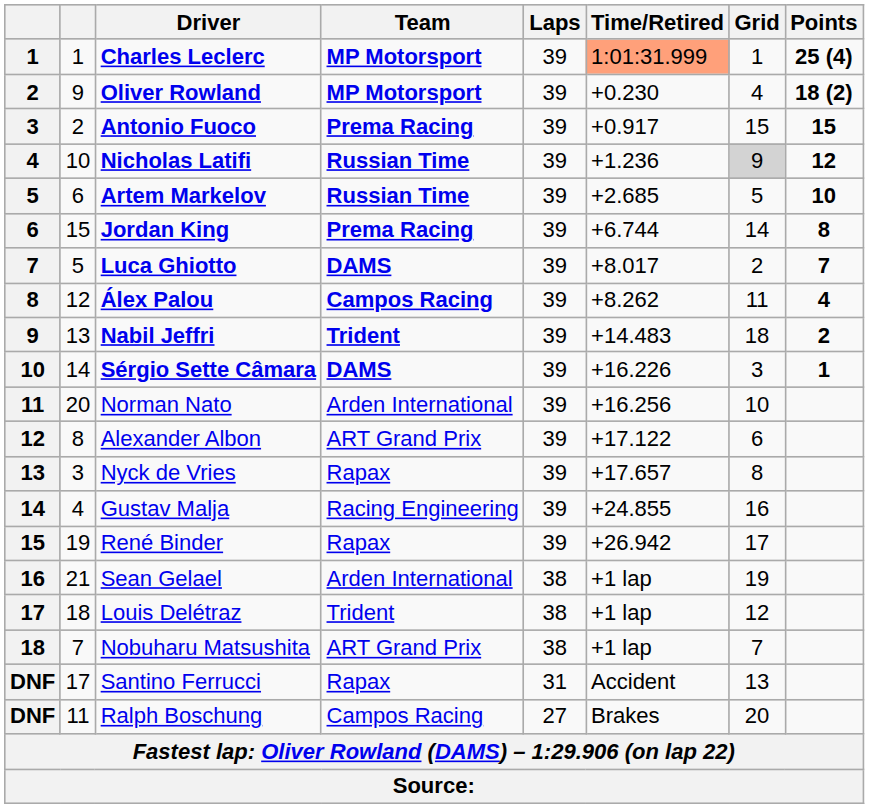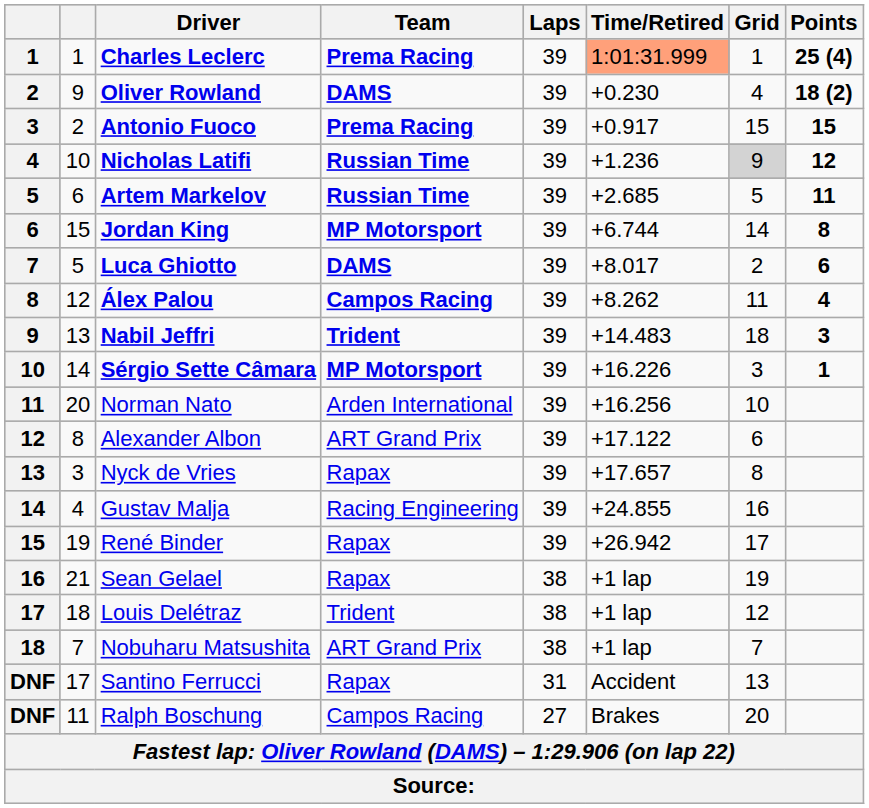(404, 56) MP Motorsport -> (400, 56) Prema Racing
(404, 91) MP Motorsport -> (359, 91) DAMS
(824, 195) 10 -> (824, 195) 11
(400, 230) Prema Racing -> (404, 230) MP Motorsport
(824, 265) 7 -> (824, 265) 6
(824, 334) 2 -> (824, 334) 3
(359, 369) DAMS -> (404, 369) MP Motorsport
(420, 577) Arden International -> (358, 577) Rapax
